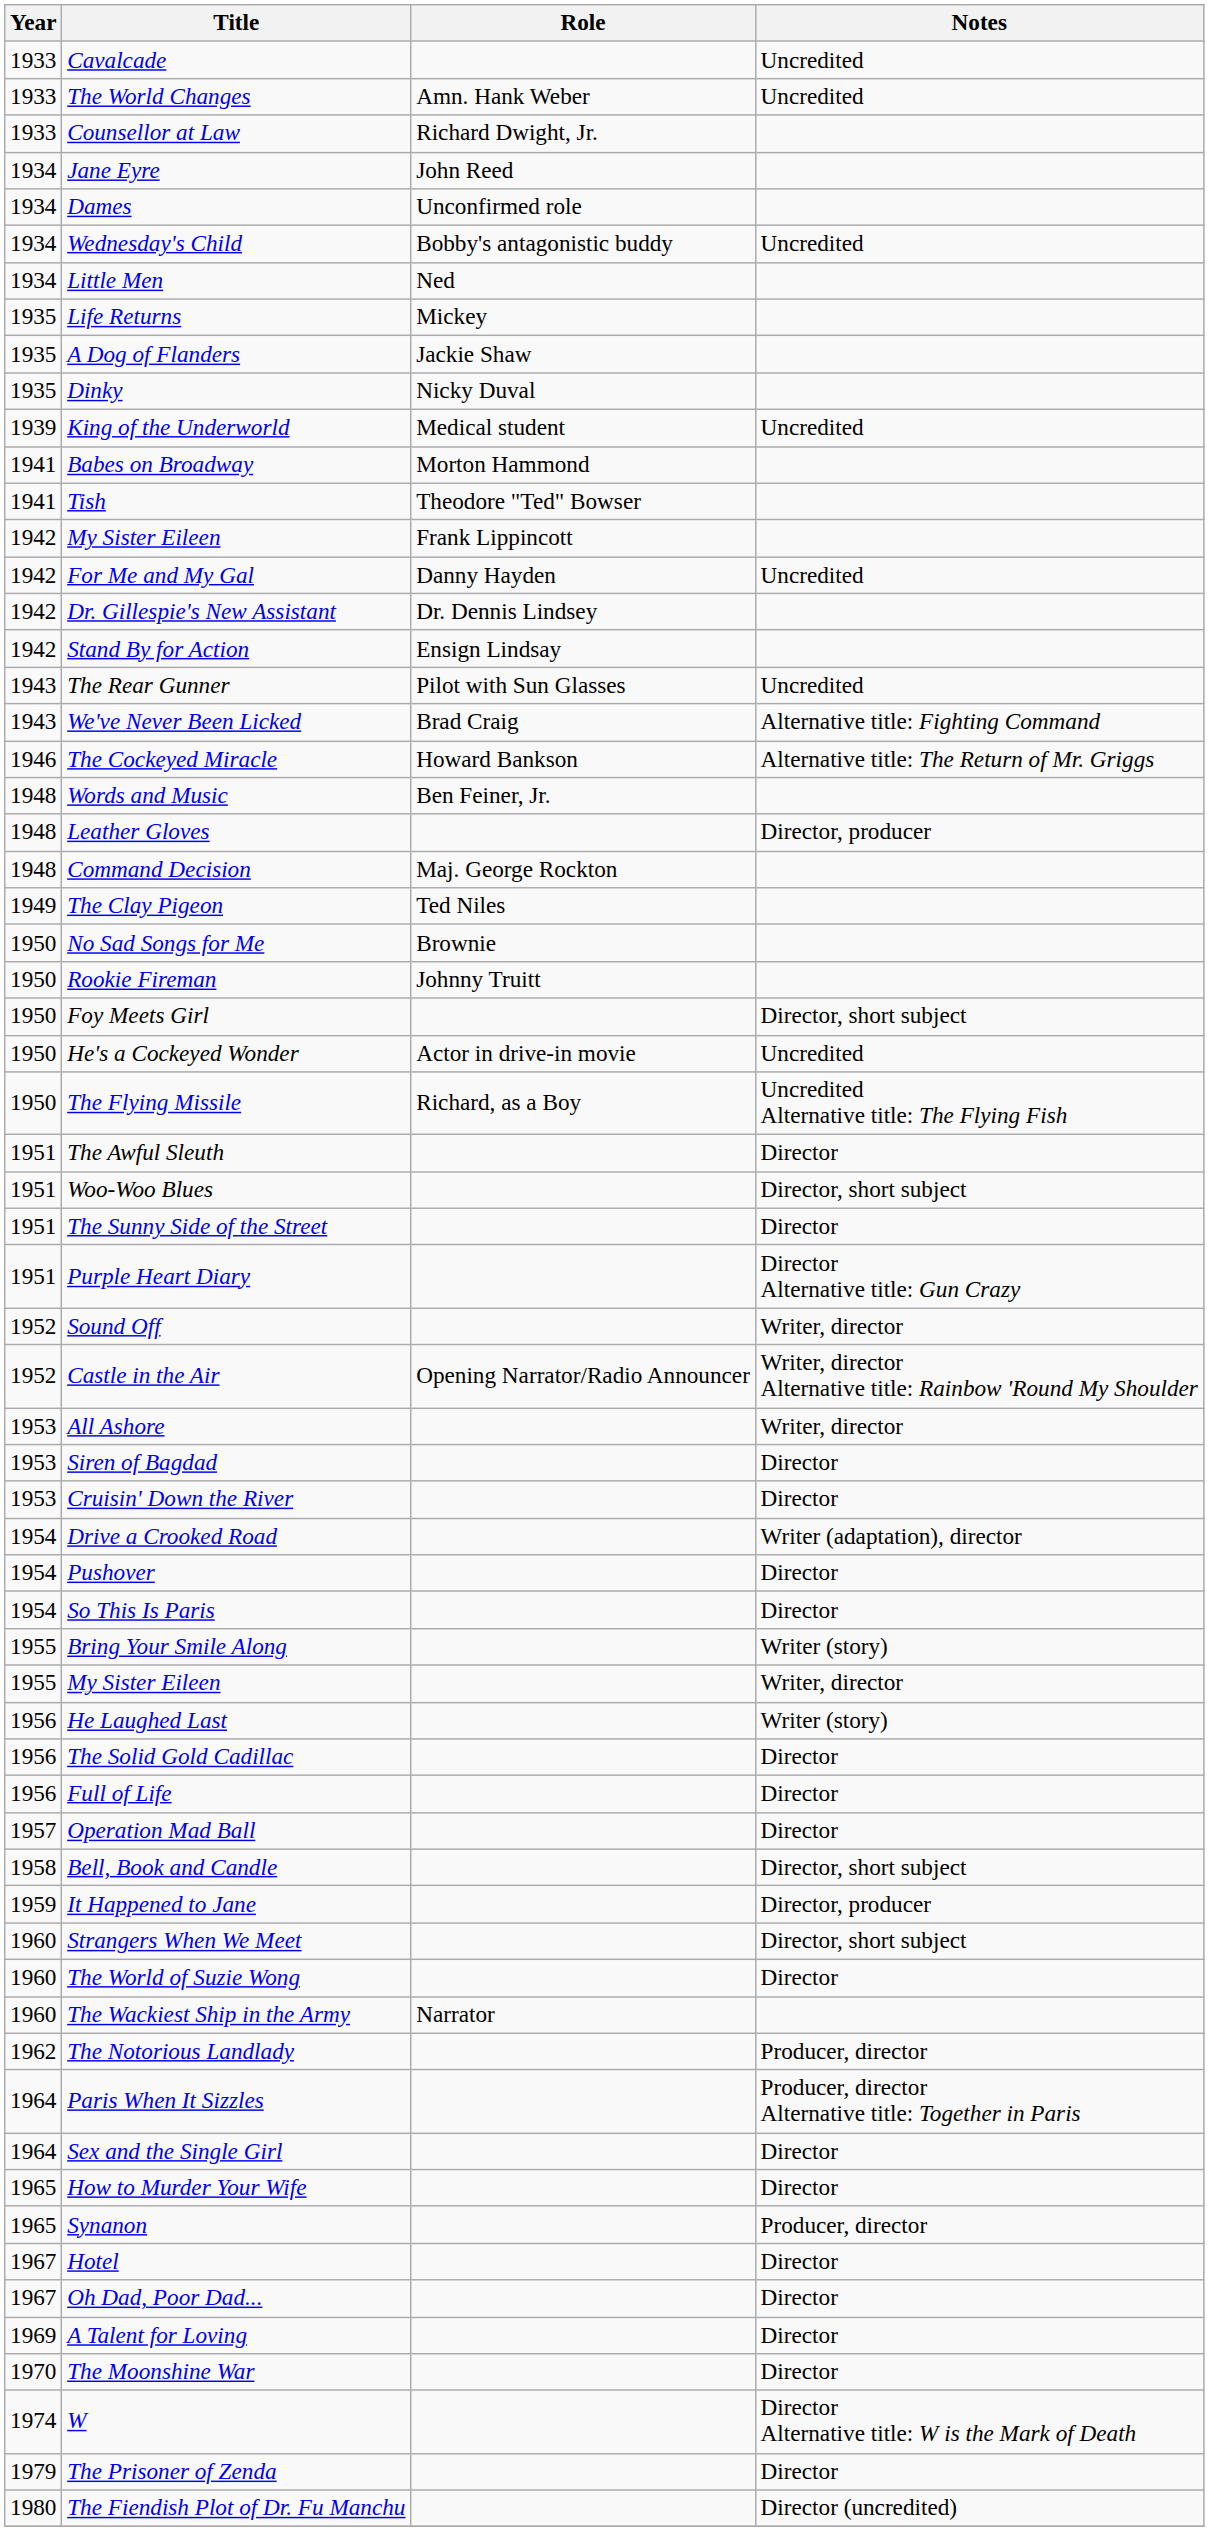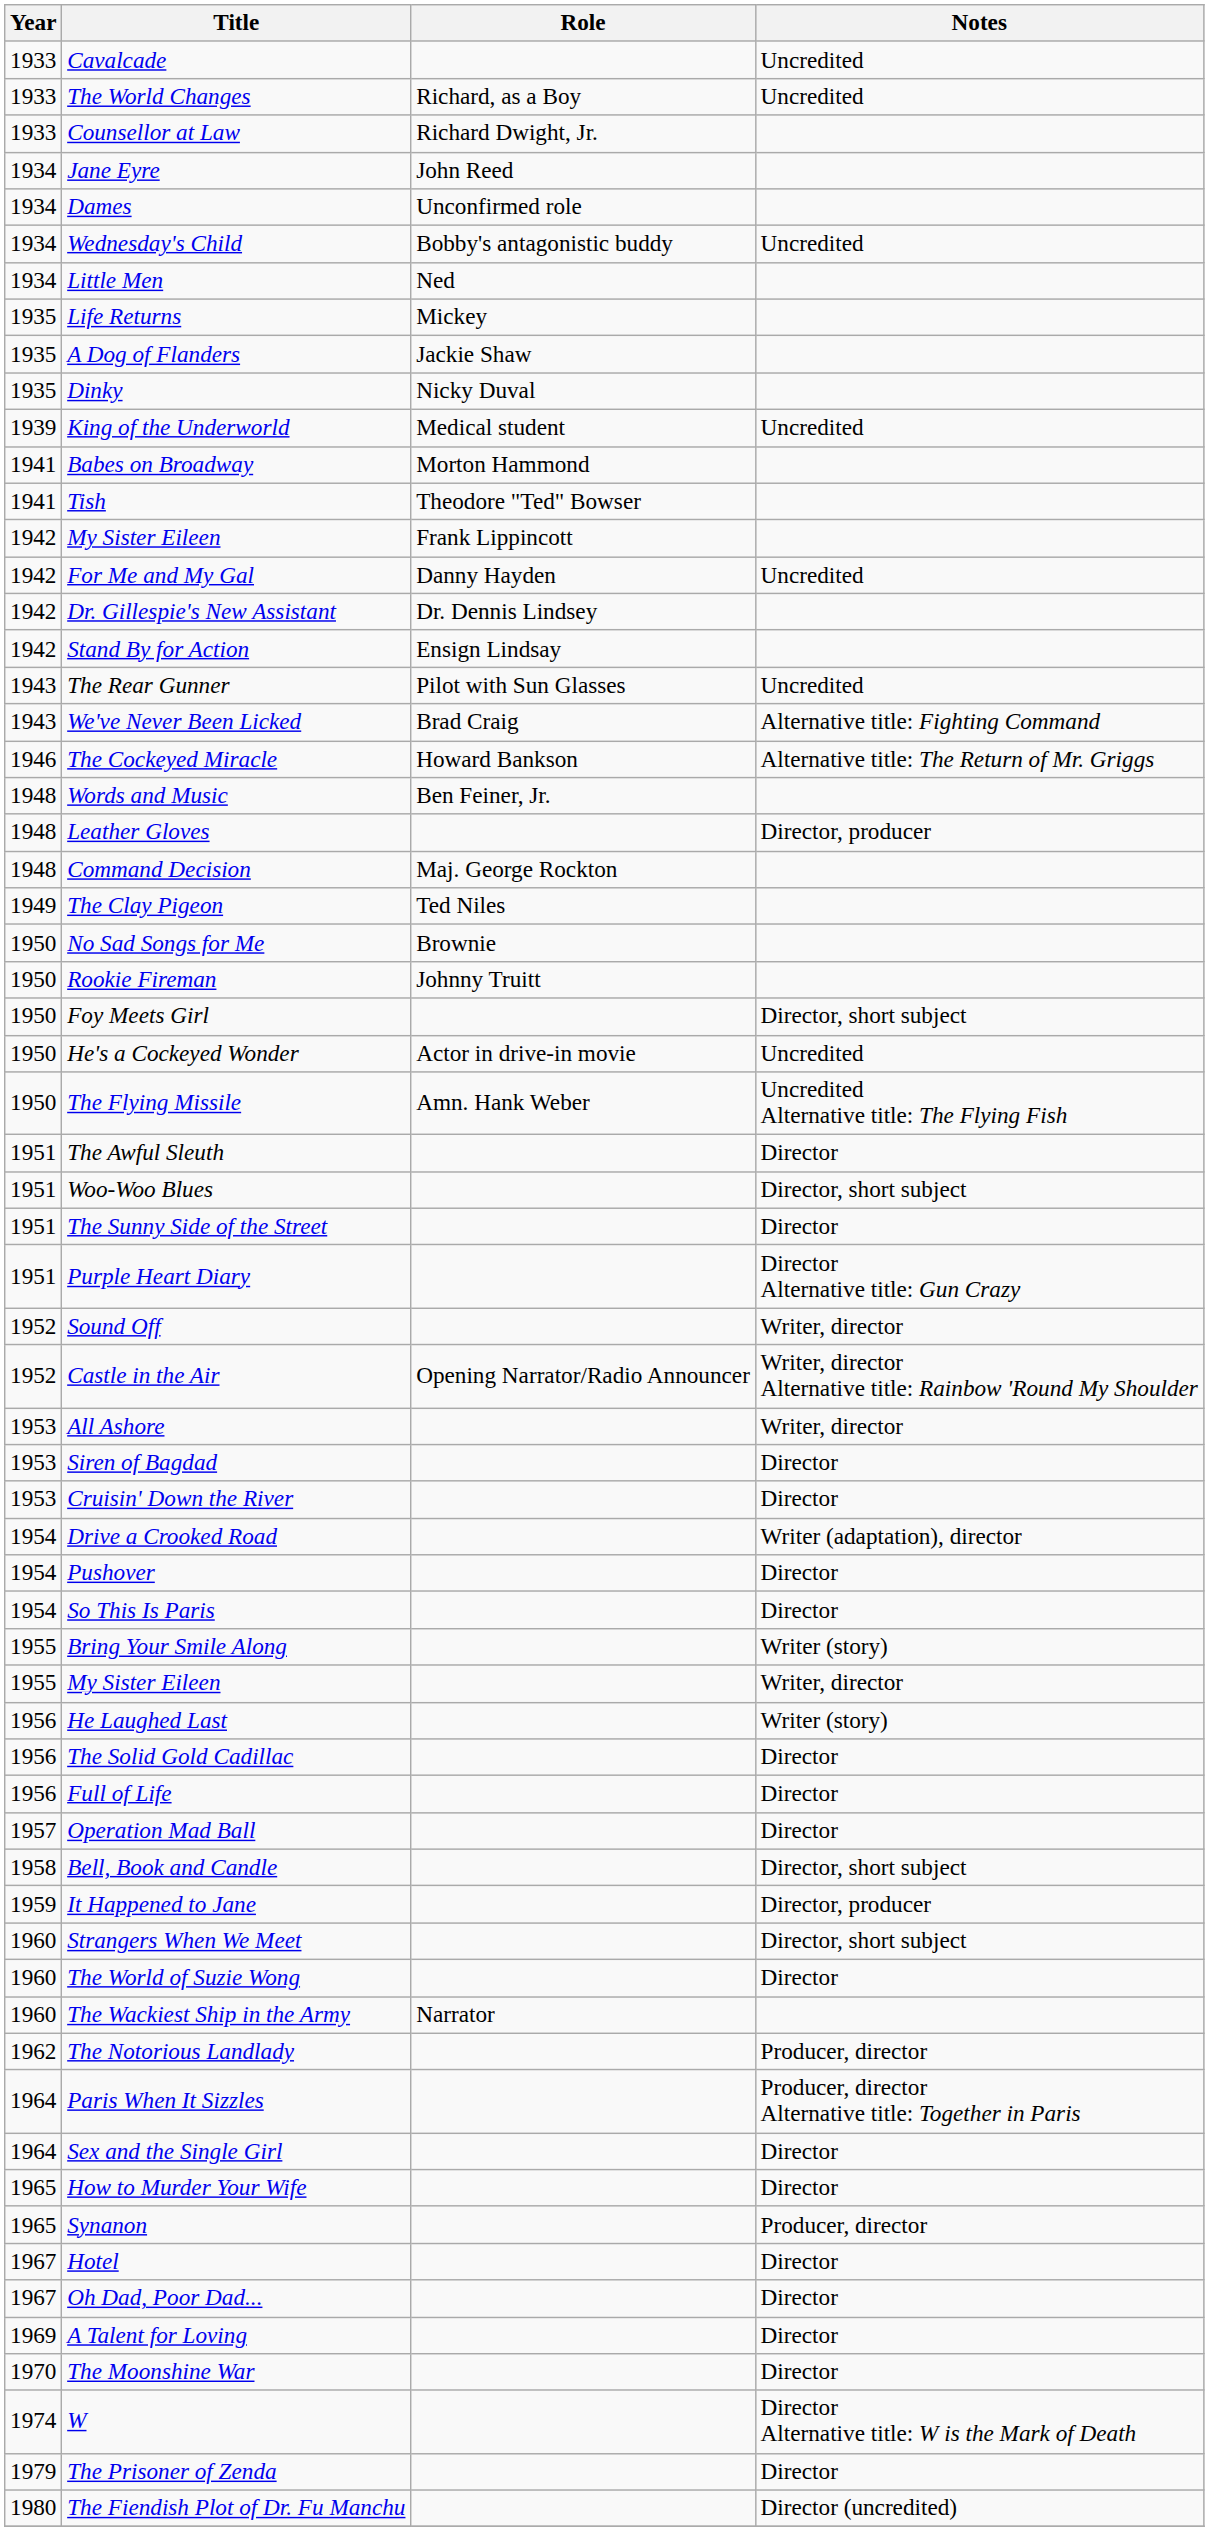(503, 96) Amn. Hank Weber -> (499, 96) Richard, as a Boy
(499, 1102) Richard, as a Boy -> (503, 1102) Amn. Hank Weber
